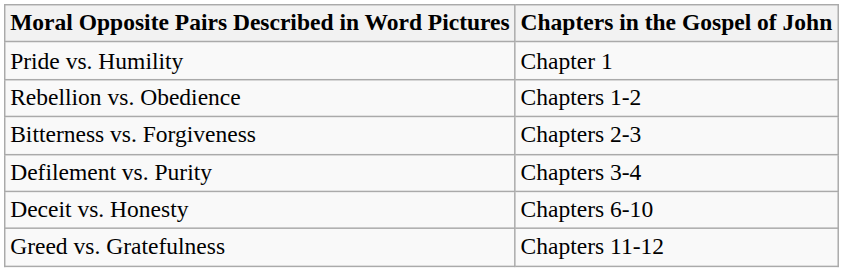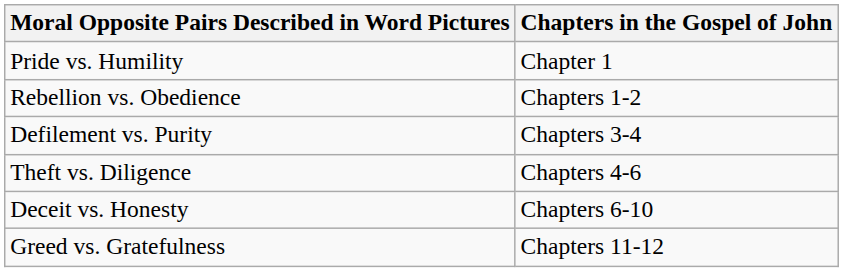- row: (133, 135)
+ row: (101, 172)
